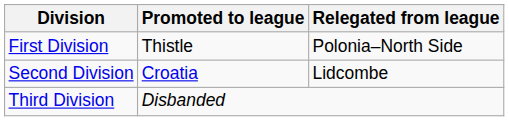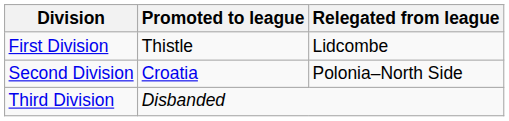(388, 45) Polonia–North Side -> (350, 45) Lidcombe
(350, 73) Lidcombe -> (388, 73) Polonia–North Side
